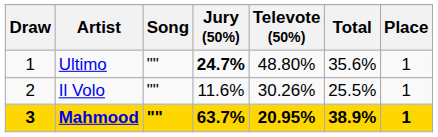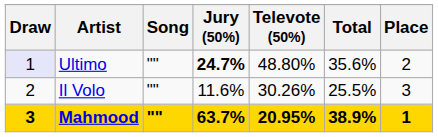(30, 63) no background -> (30, 63) lavender background
(406, 63) 1 -> (406, 63) 2
(406, 90) 1 -> (406, 90) 3
